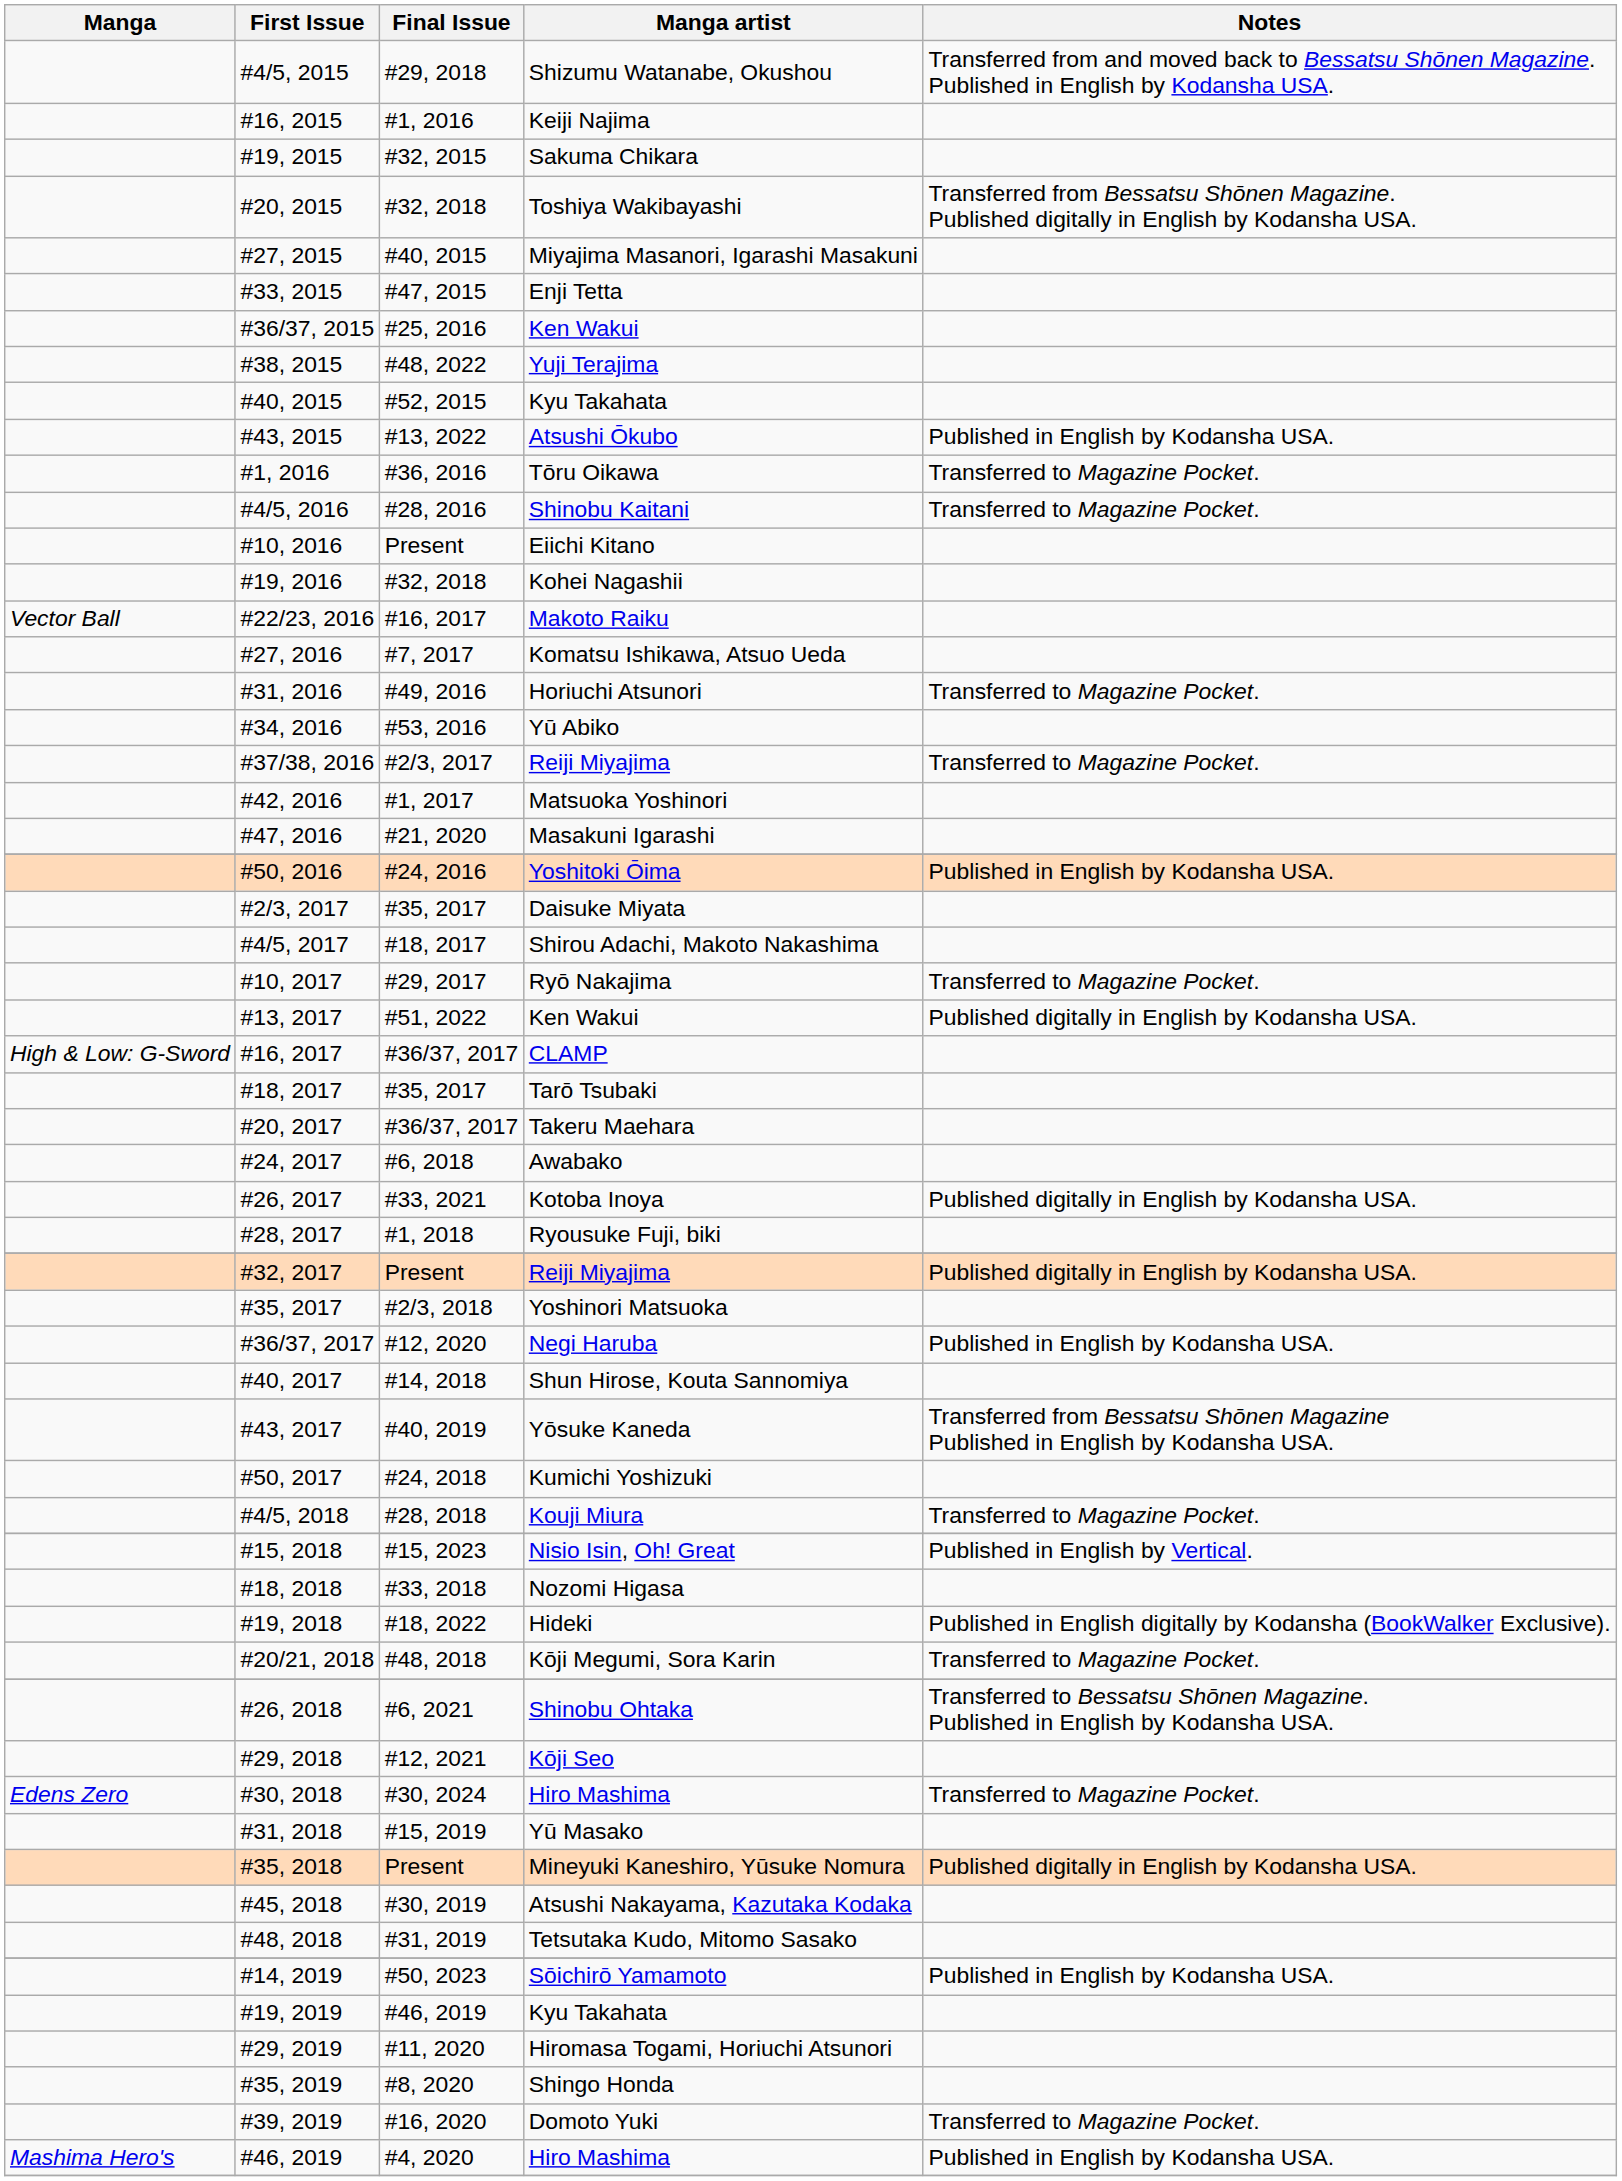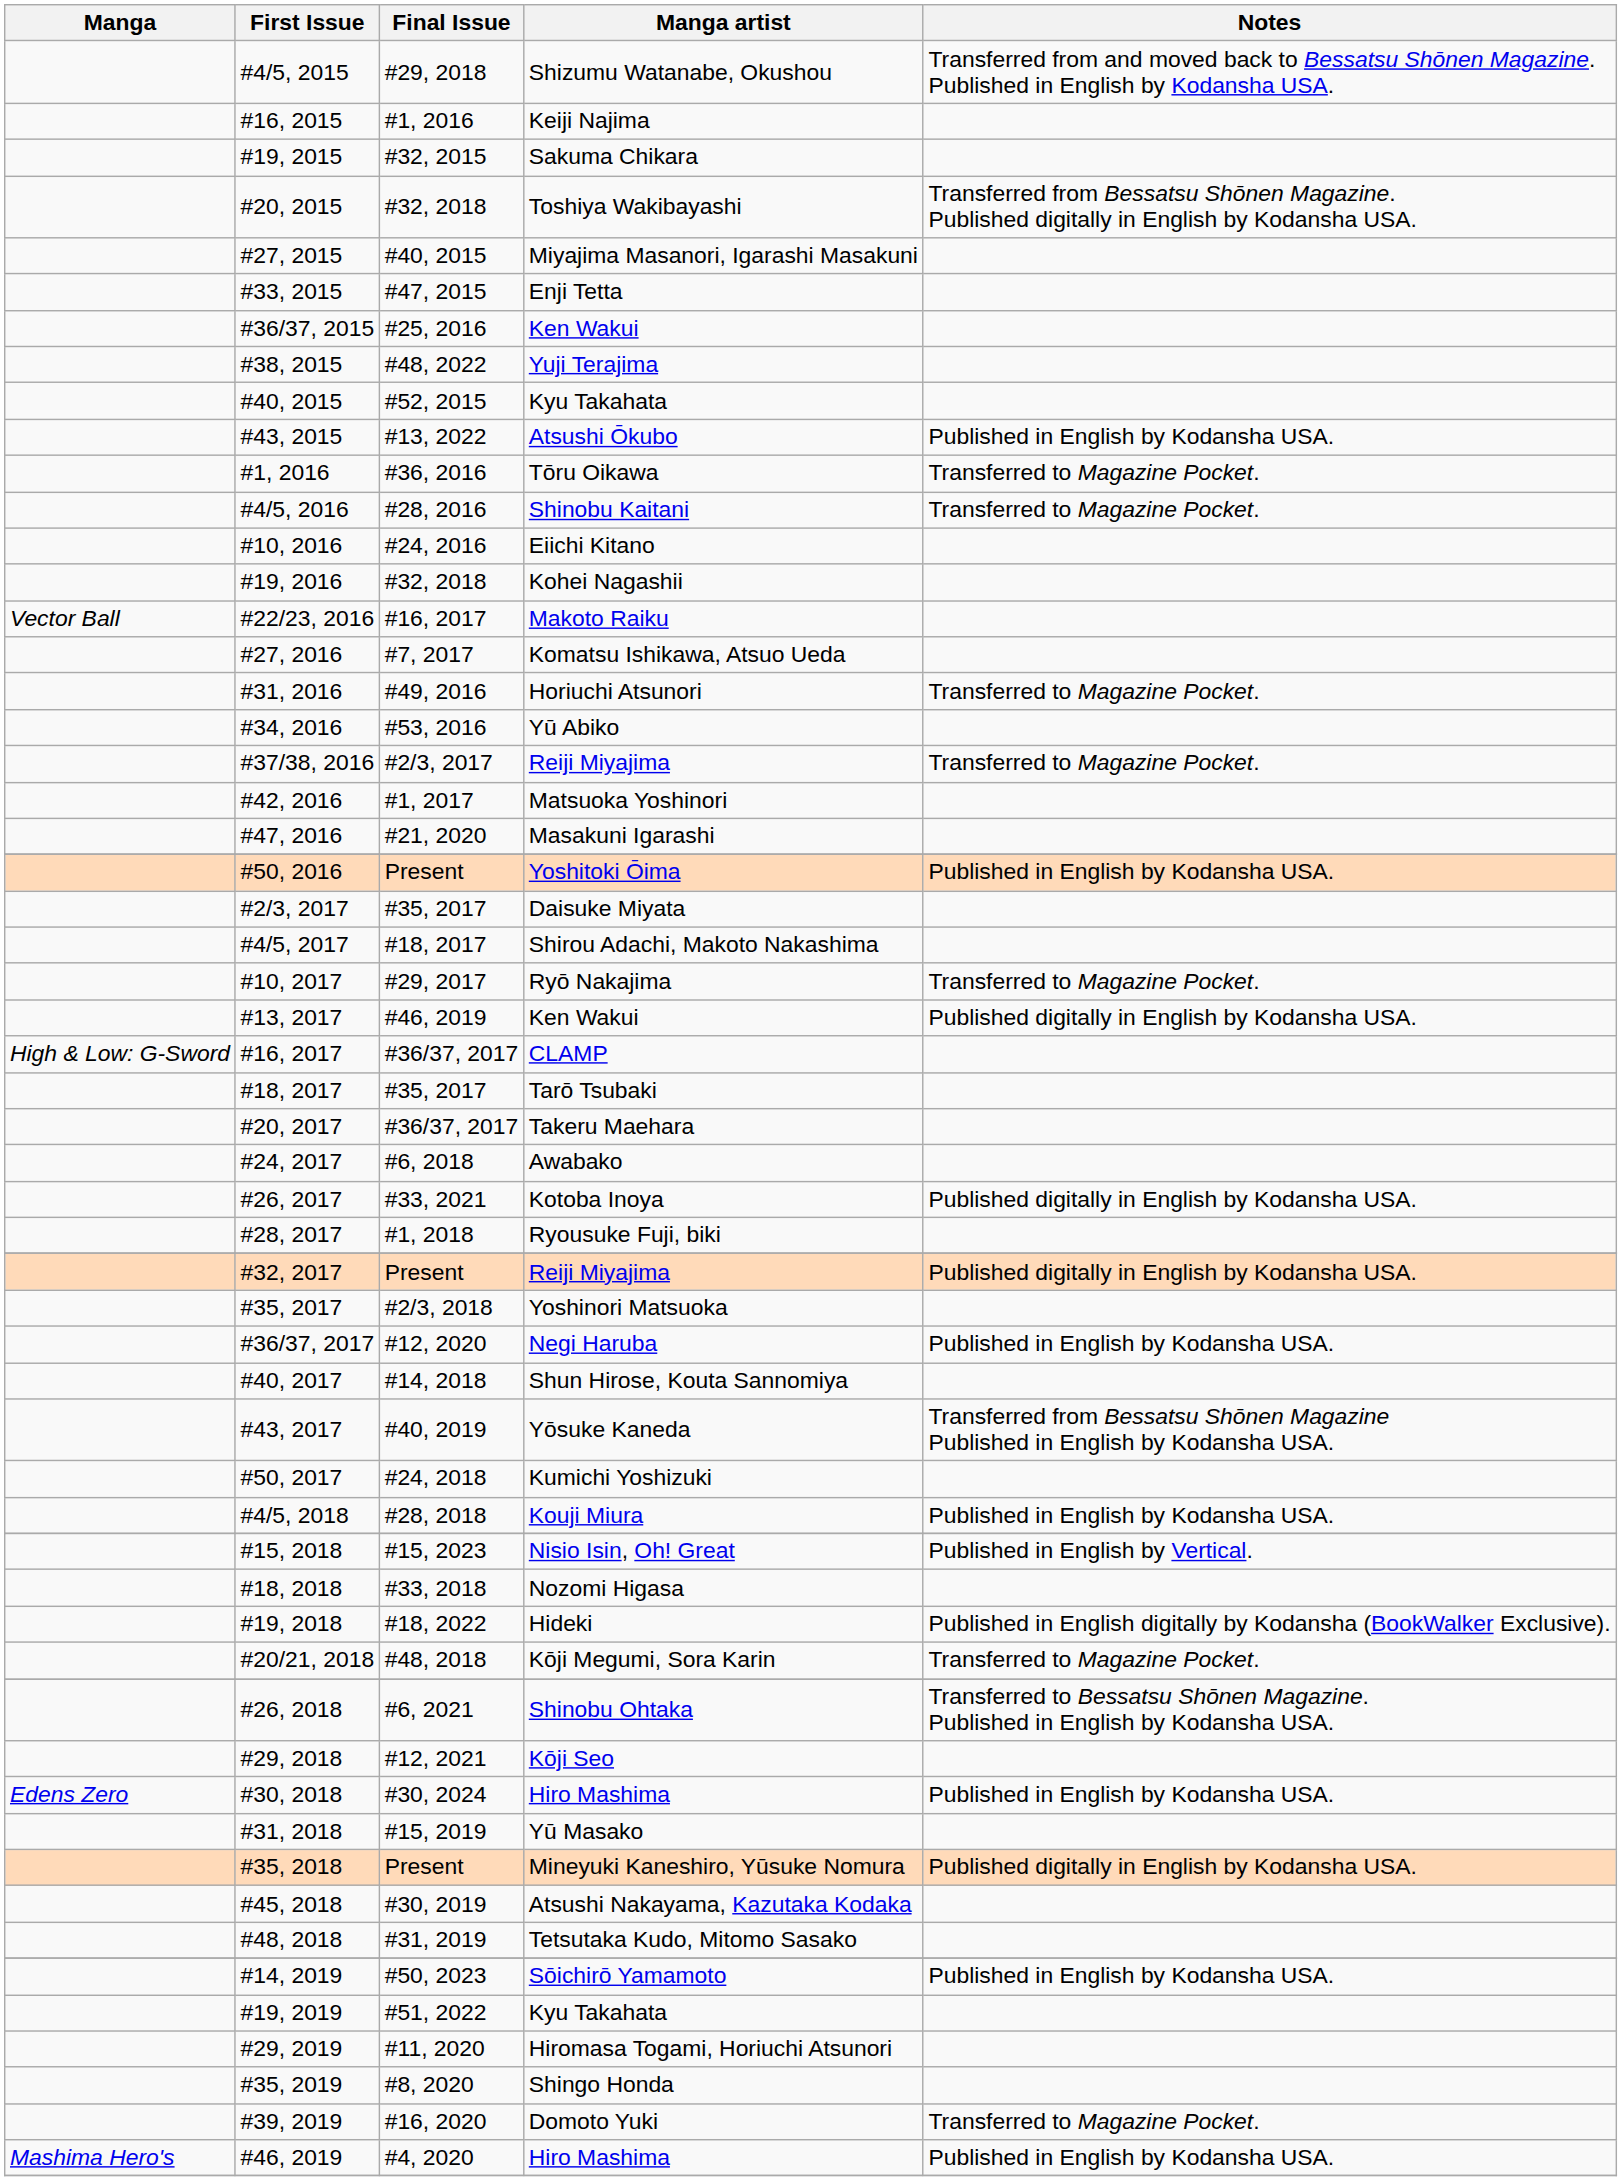(424, 545) Present -> (436, 545) #24, 2016
(436, 872) #24, 2016 -> (424, 872) Present
(436, 1017) #51, 2022 -> (436, 1017) #46, 2019
(1094, 1515) Transferred to Magazine Pocket. -> (1131, 1515) Published in English by Kodansha USA.
(1094, 1794) Transferred to Magazine Pocket. -> (1131, 1794) Published in English by Kodansha USA.
(436, 2012) #46, 2019 -> (436, 2012) #51, 2022
